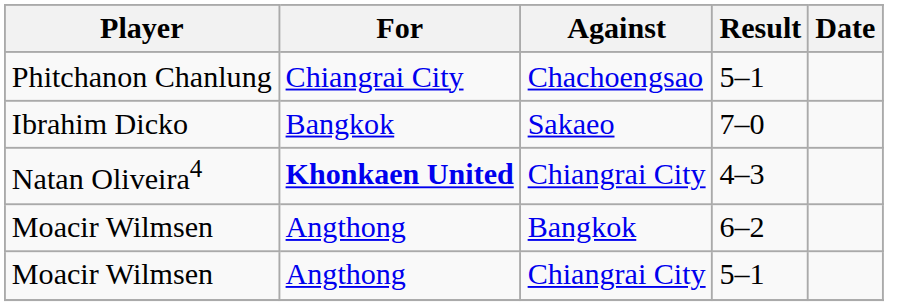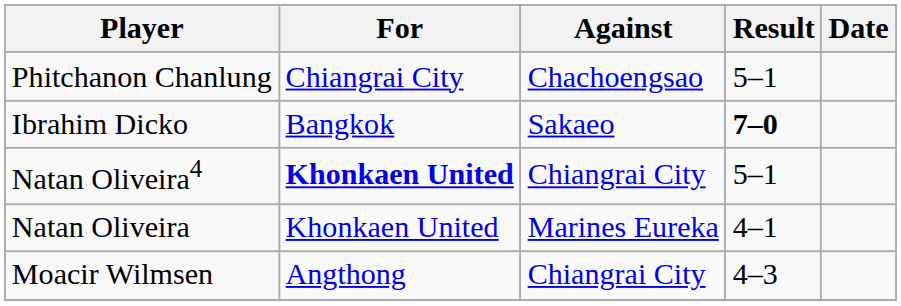(742, 123) normal -> (755, 123) bold
(742, 175) 4–3 -> (755, 175) 5–1
+ row: (101, 227)
- row: (112, 227)
(742, 275) 5–1 -> (755, 275) 4–3
